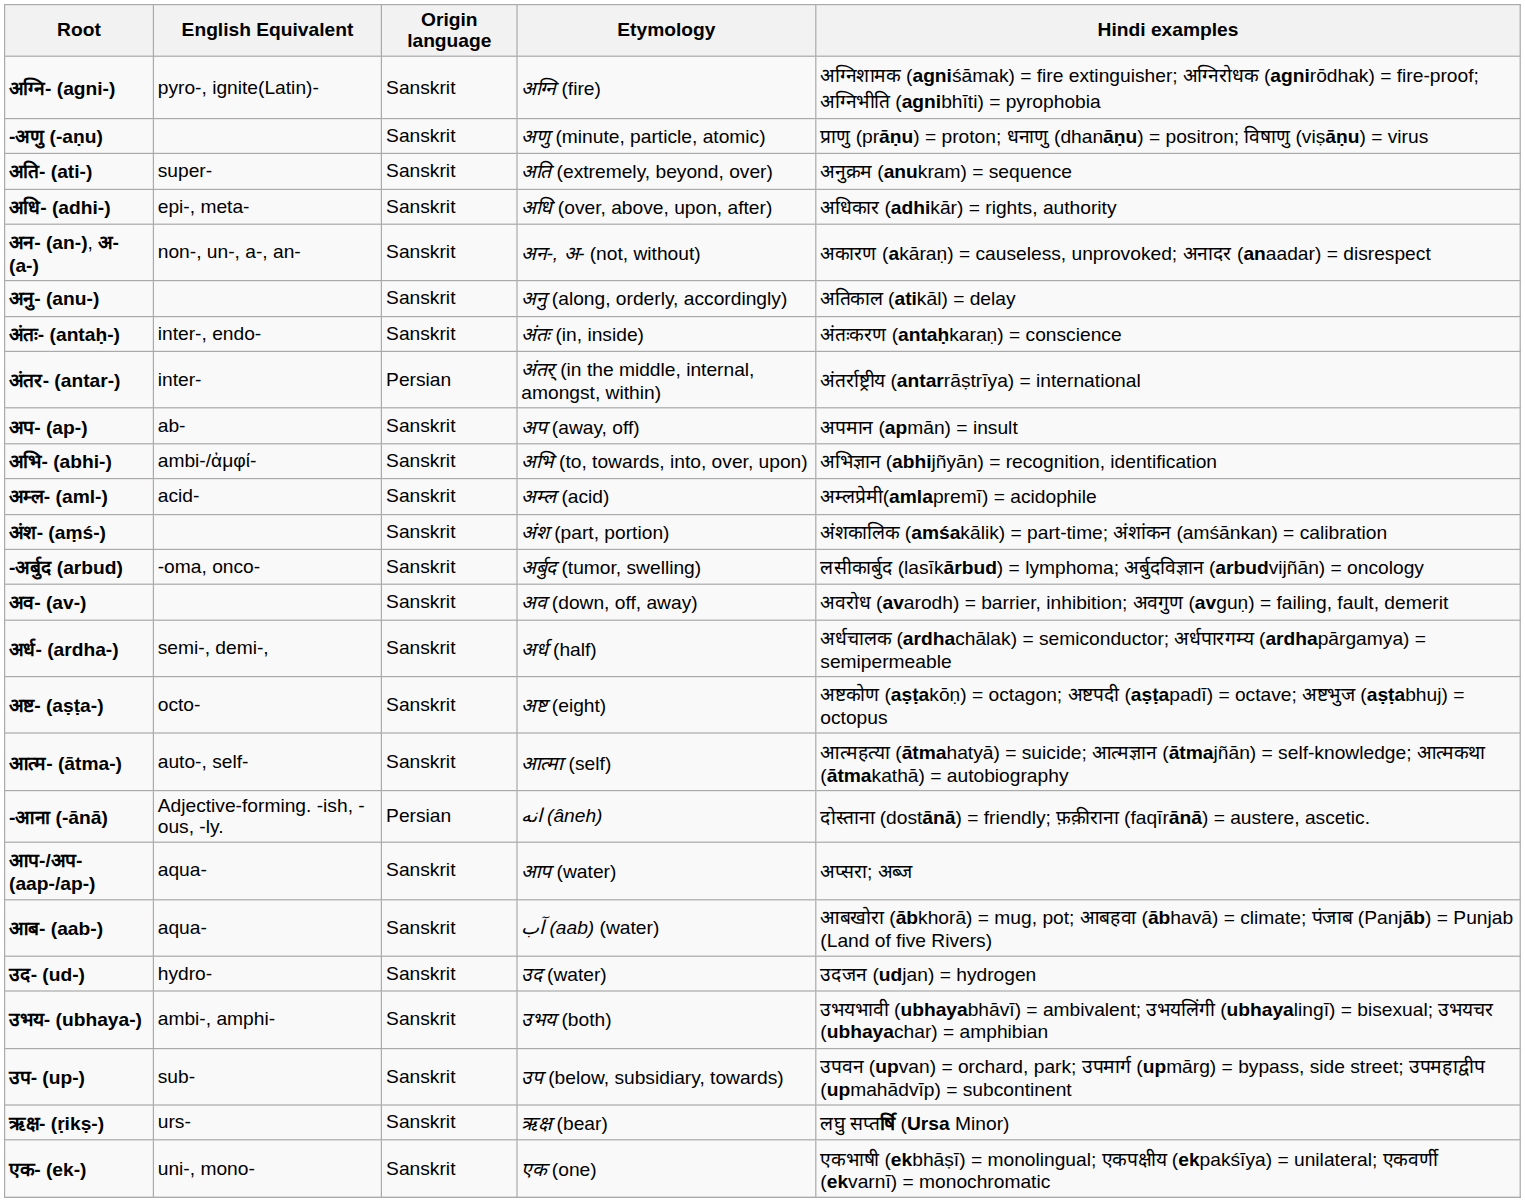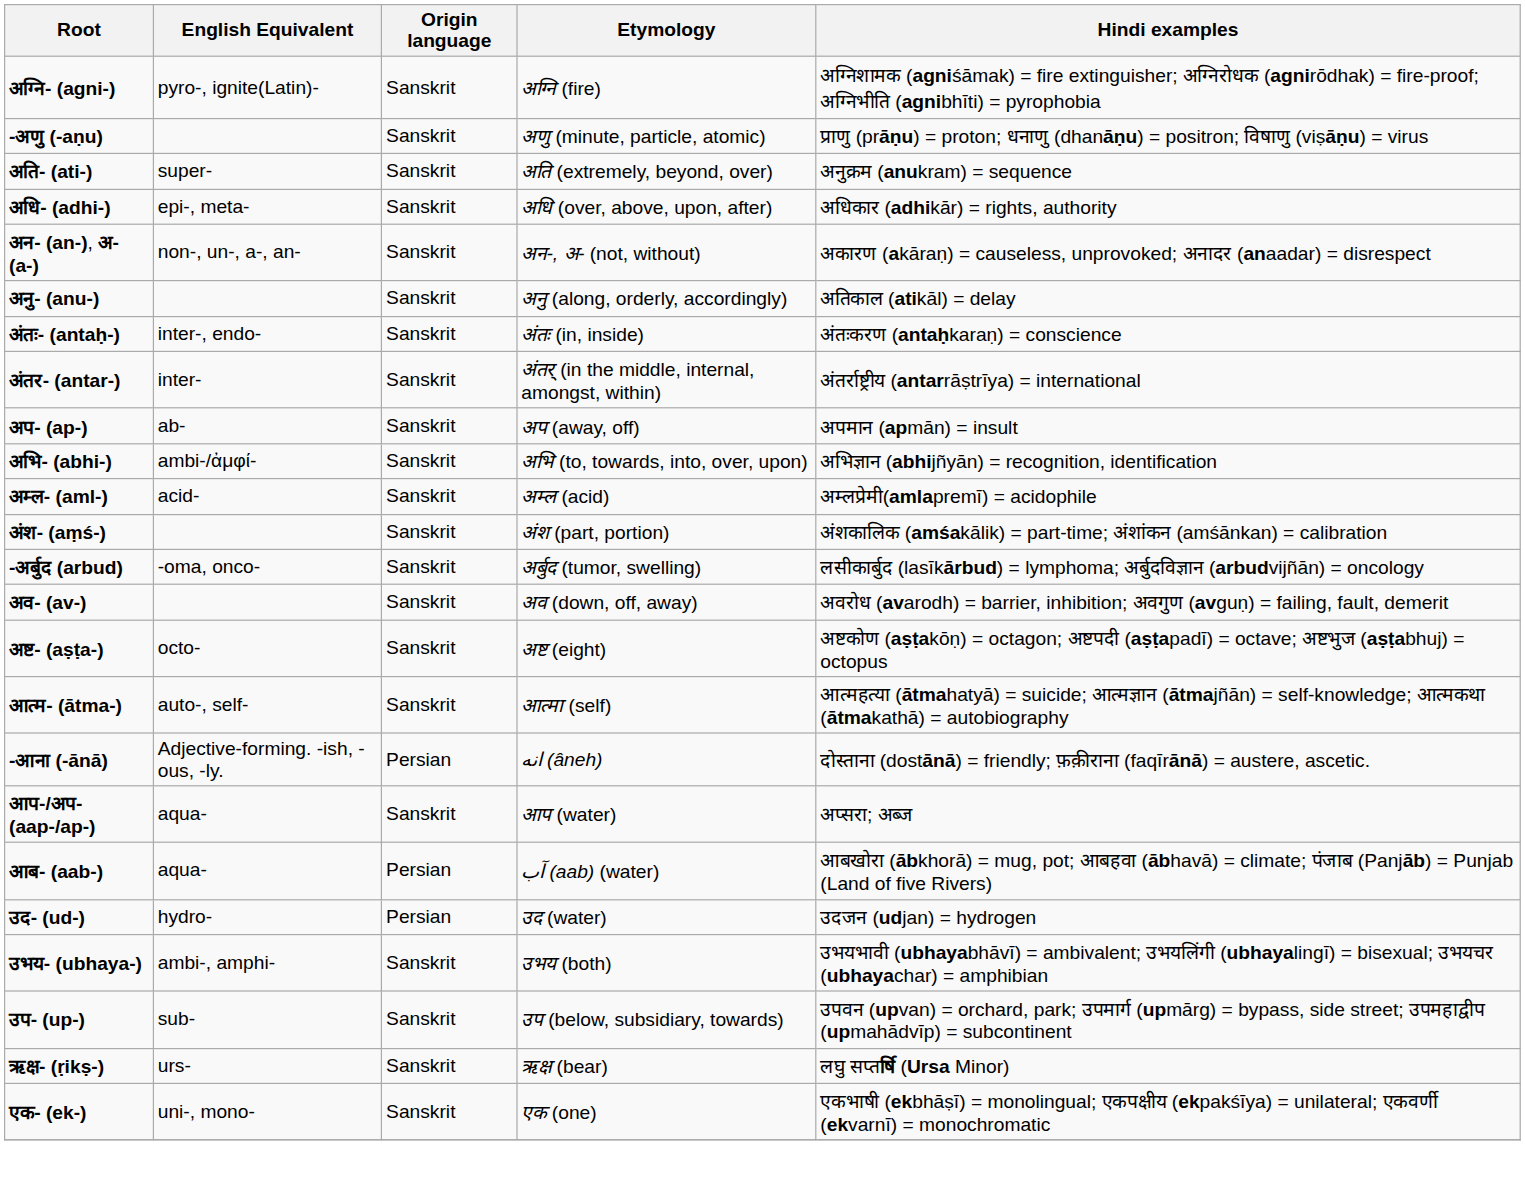(419, 379) Persian -> (421, 379) Sanskrit
- row: (64, 649)
(421, 927) Sanskrit -> (419, 870) Persian
(421, 973) Sanskrit -> (419, 916) Persian
